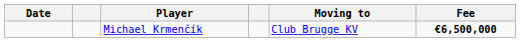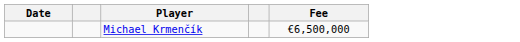- column: (342, 13)
(466, 30) bold -> (319, 30) normal
